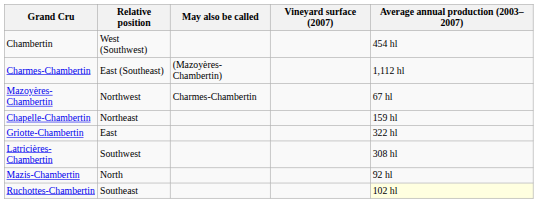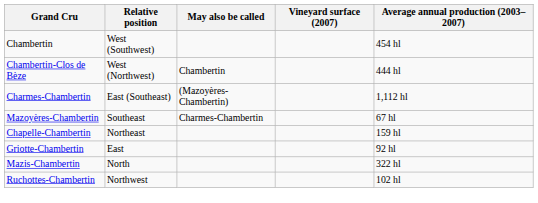+ row: (46, 70)
(120, 97) Northwest -> (126, 118) Southeast
(385, 133) 322 hl -> (386, 149) 92 hl
- row: (30, 154)
(383, 175) 92 hl -> (388, 164) 322 hl
(119, 190) Southeast -> (127, 179) Northwest
(385, 190) lightyellow background -> (388, 179) no background
